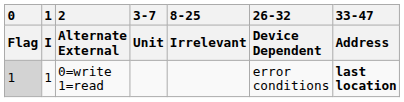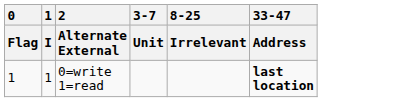- column: (287, 43)
(11, 78) lightgrey background -> (11, 78) no background
